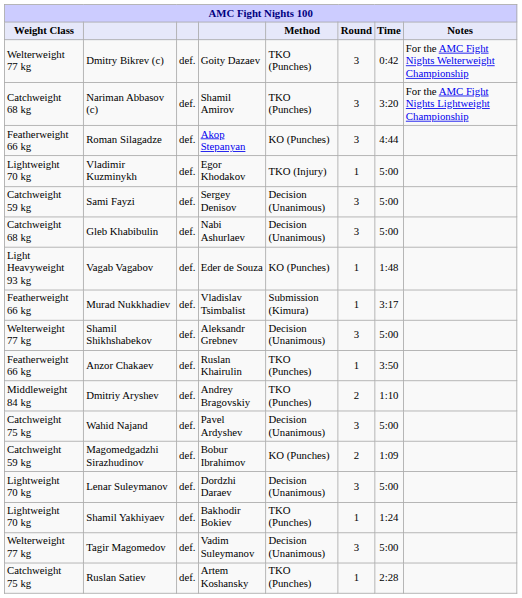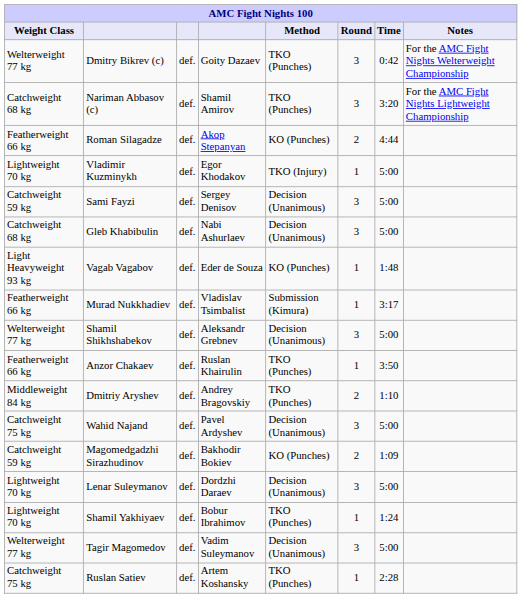(356, 140) 3 -> (356, 140) 2
(223, 456) Bobur Ibrahimov -> (221, 456) Bakhodir Bokiev
(221, 517) Bakhodir Bokiev -> (223, 517) Bobur Ibrahimov
